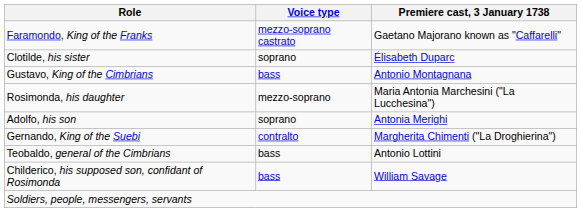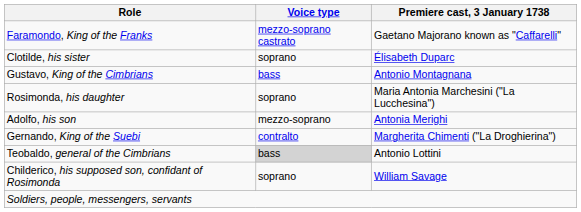(294, 97) mezzo-soprano -> (277, 97) soprano
(277, 120) soprano -> (294, 120) mezzo-soprano
(269, 153) no background -> (269, 153) lightgrey background
(269, 176) bass -> (277, 176) soprano
